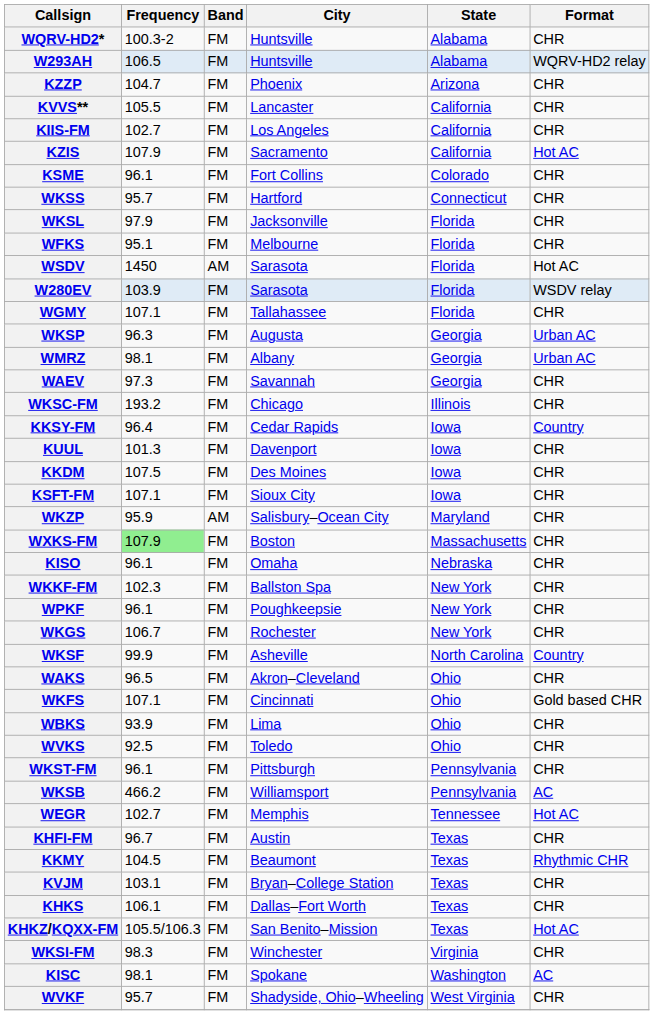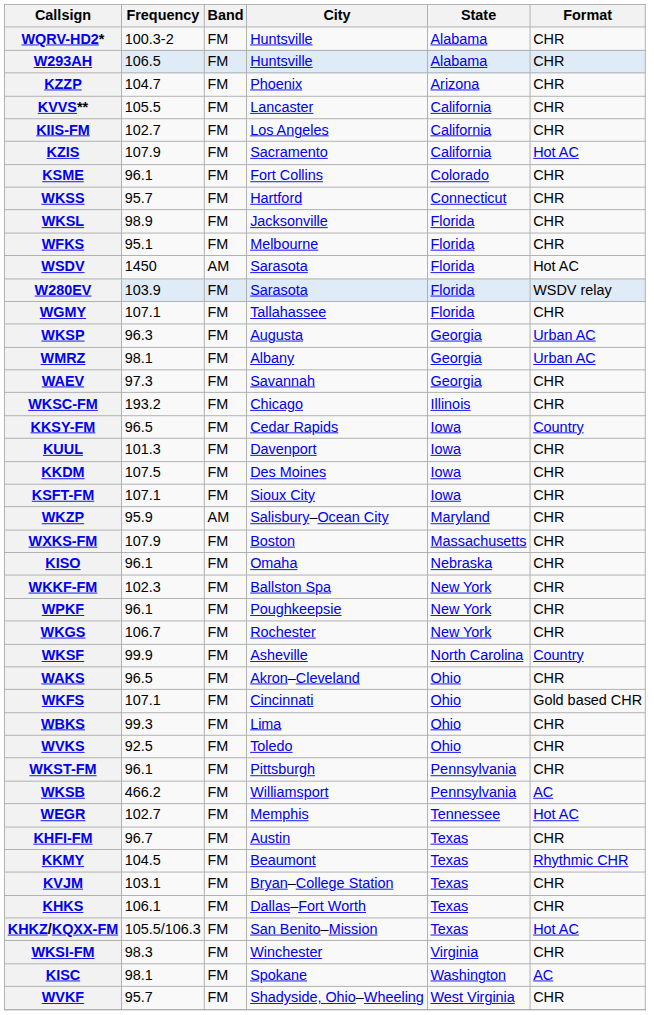(589, 61) WQRV-HD2 relay -> (549, 61) CHR
(139, 221) 97.9 -> (139, 221) 98.9
(139, 426) 96.4 -> (139, 426) 96.5
(143, 541) lightgreen background -> (143, 541) no background
(139, 723) 93.9 -> (139, 723) 99.3
